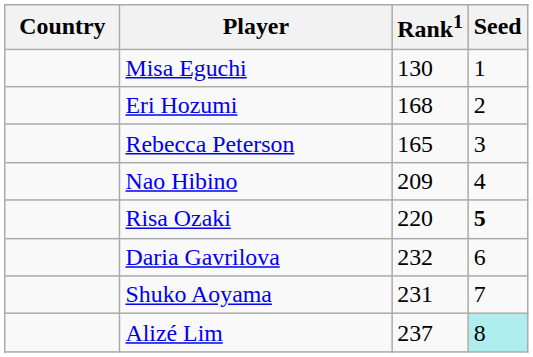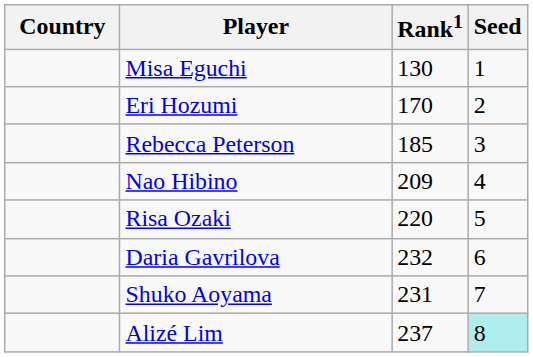(415, 105) 168 -> (415, 105) 170
(415, 143) 165 -> (415, 143) 185
(480, 218) bold -> (480, 218) normal
